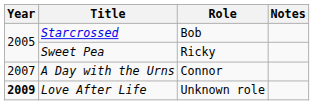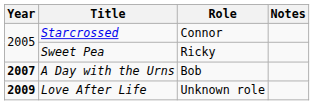(191, 33) Bob -> (202, 33) Connor
(21, 71) normal -> (21, 71) bold
(202, 71) Connor -> (191, 71) Bob
